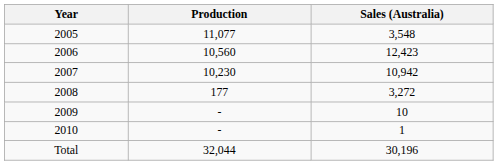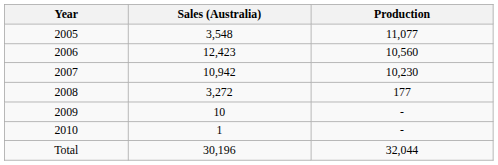columns swapped: (219, 14) <-> (402, 14)
